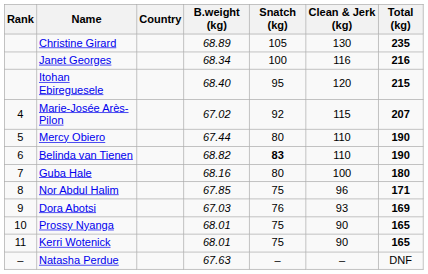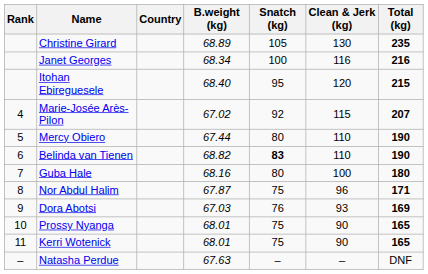(217, 190) 67.85 -> (217, 190) 67.87
